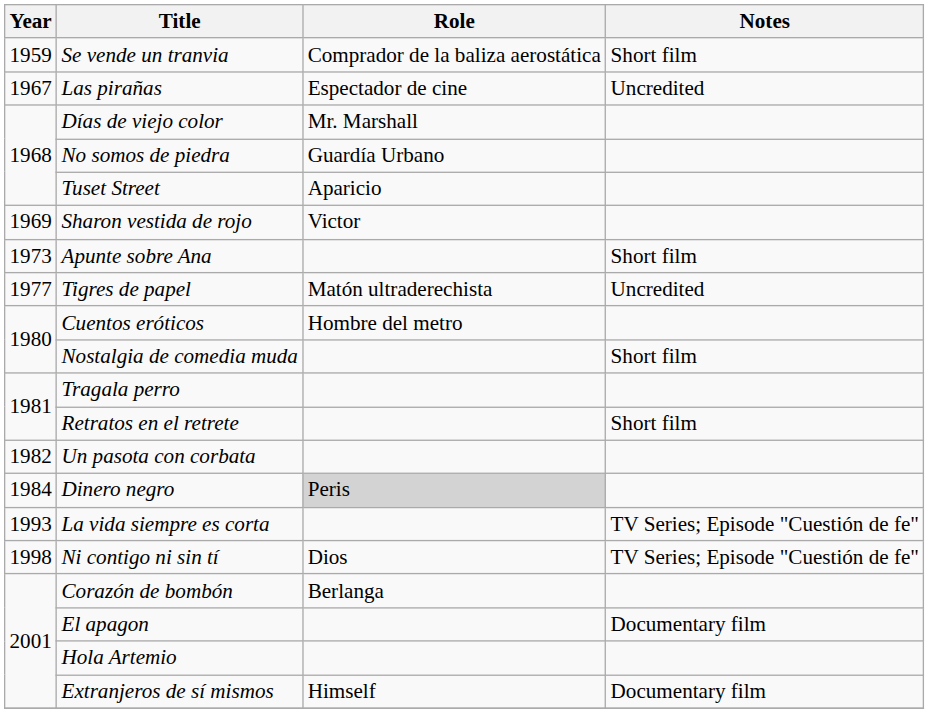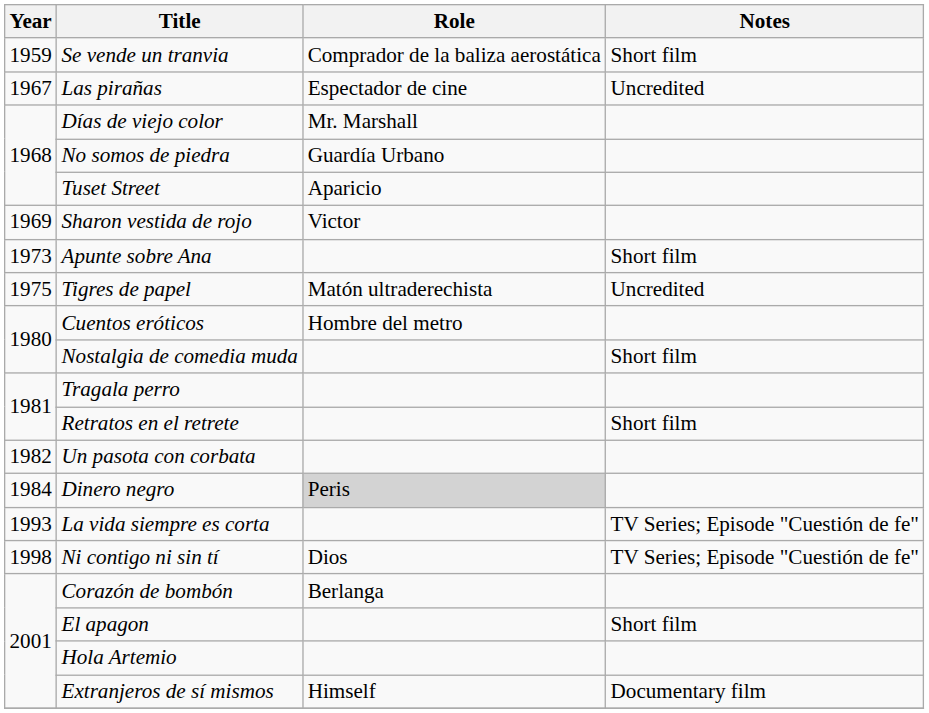(31, 289) 1977 -> (31, 289) 1975
(688, 624) Documentary film -> (654, 624) Short film
